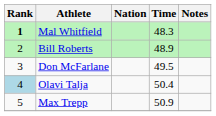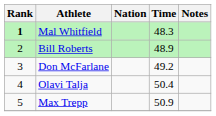(164, 66) 49.5 -> (164, 66) 49.2
(20, 84) lightblue background -> (20, 84) no background
